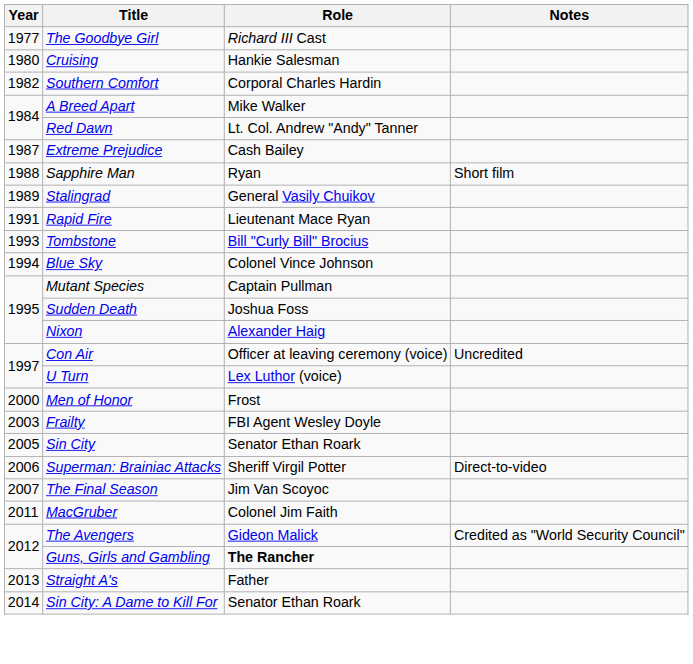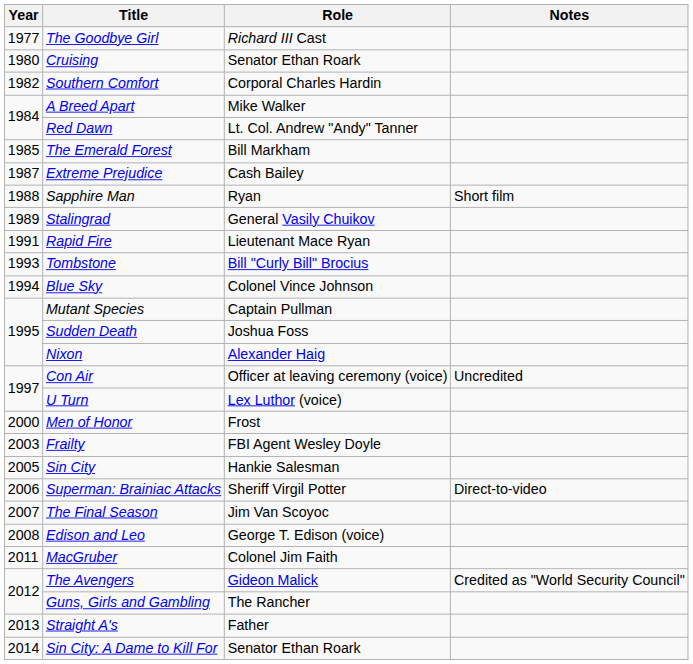(284, 60) Hankie Salesman -> (294, 60) Senator Ethan Roark
+ row: (109, 151)
(294, 444) Senator Ethan Roark -> (284, 467) Hankie Salesman
+ row: (95, 535)
(271, 557) bold -> (269, 602) normal
